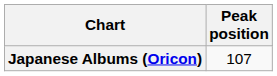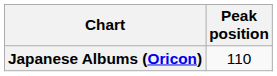(239, 58) 107 -> (239, 58) 110
